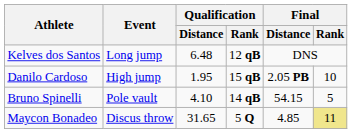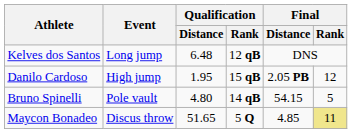(330, 76) 10 -> (330, 76) 12
(201, 97) 4.10 -> (201, 97) 4.80
(201, 118) 31.65 -> (201, 118) 51.65
